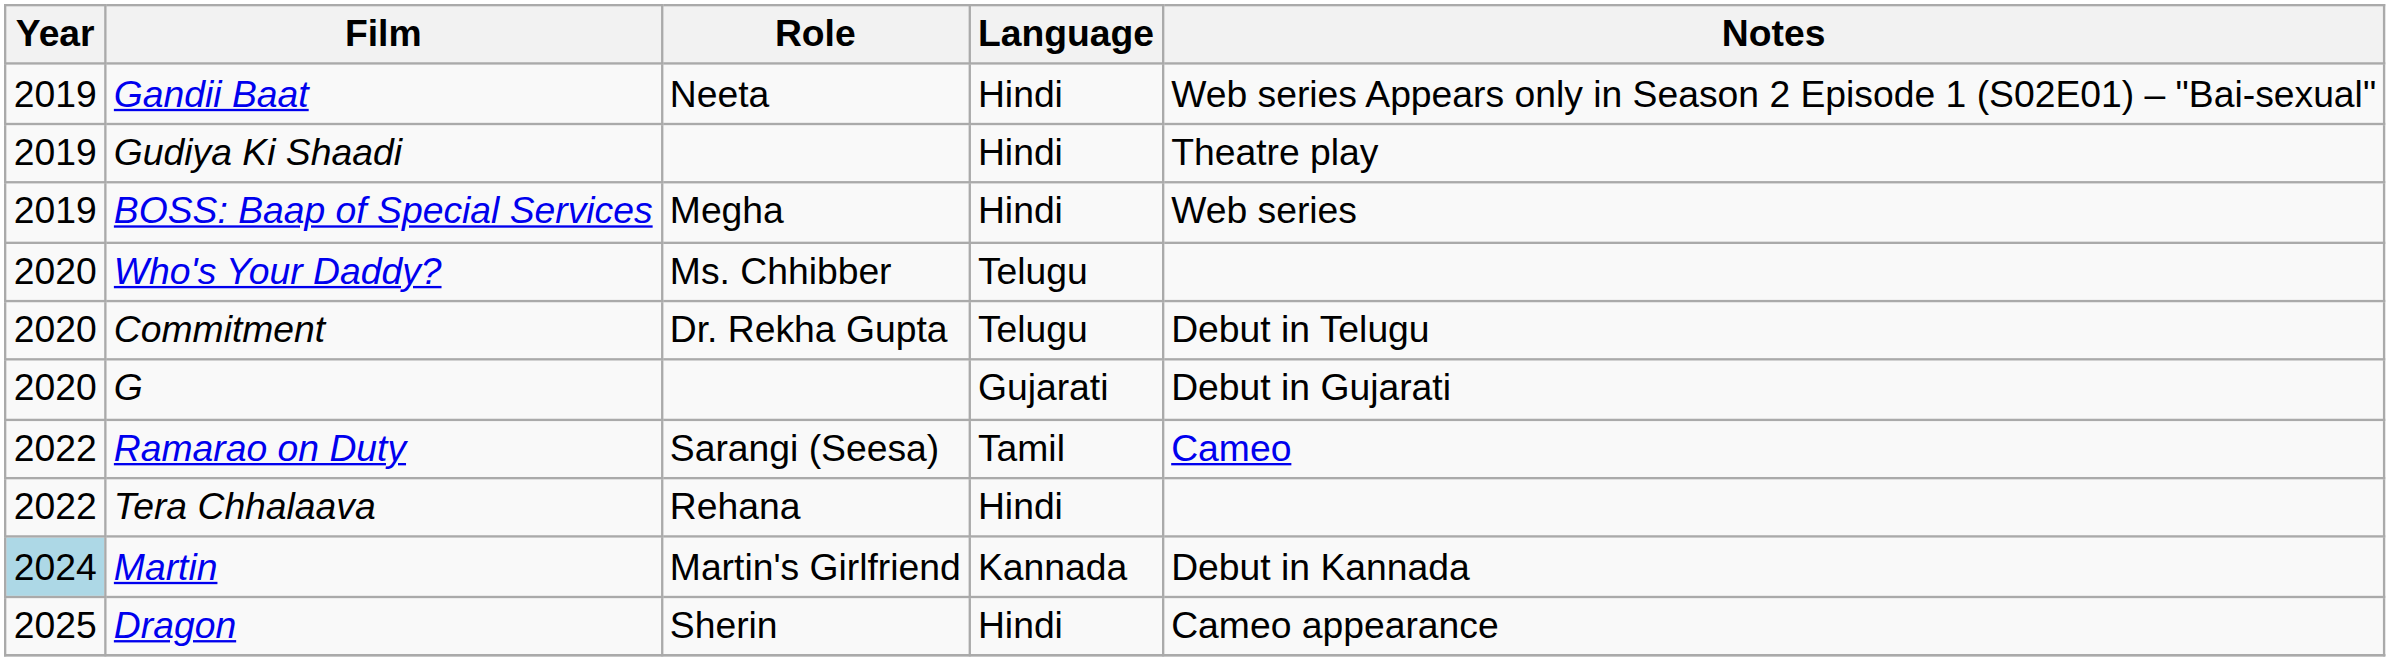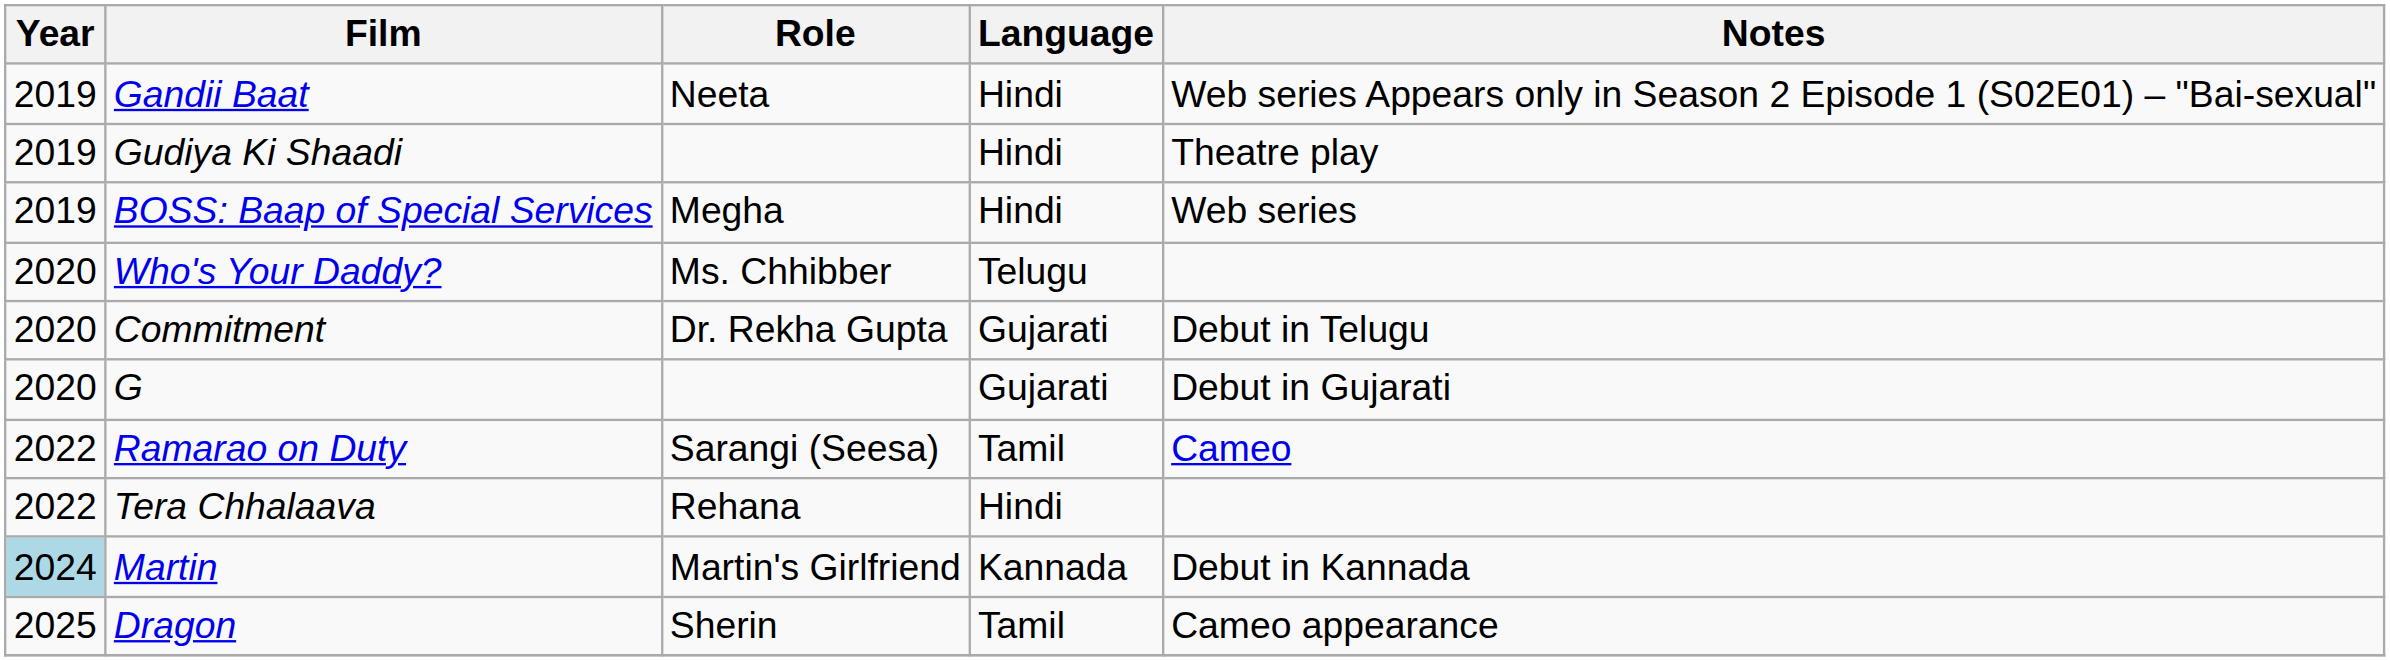(1033, 329) Telugu -> (1043, 329) Gujarati
(1020, 625) Hindi -> (1021, 625) Tamil
